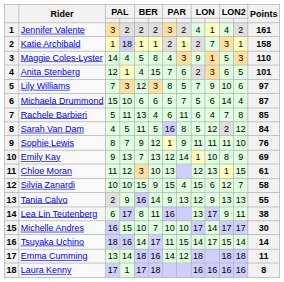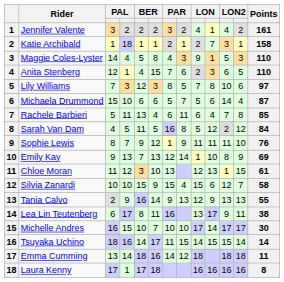(264, 72) 101 -> (264, 72) 110
(212, 86) 9 -> (212, 86) 8
(212, 242) 17 -> (212, 242) 15
